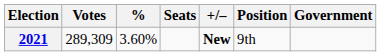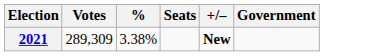- column: (262, 16)
(138, 39) 3.60% -> (138, 39) 3.38%
